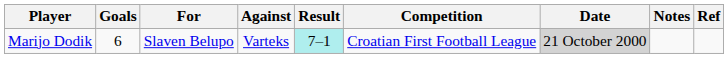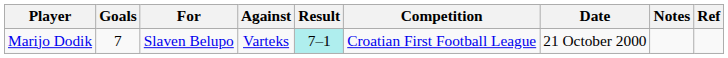(118, 41) 6 -> (118, 41) 7
(595, 41) lightgrey background -> (595, 41) no background
